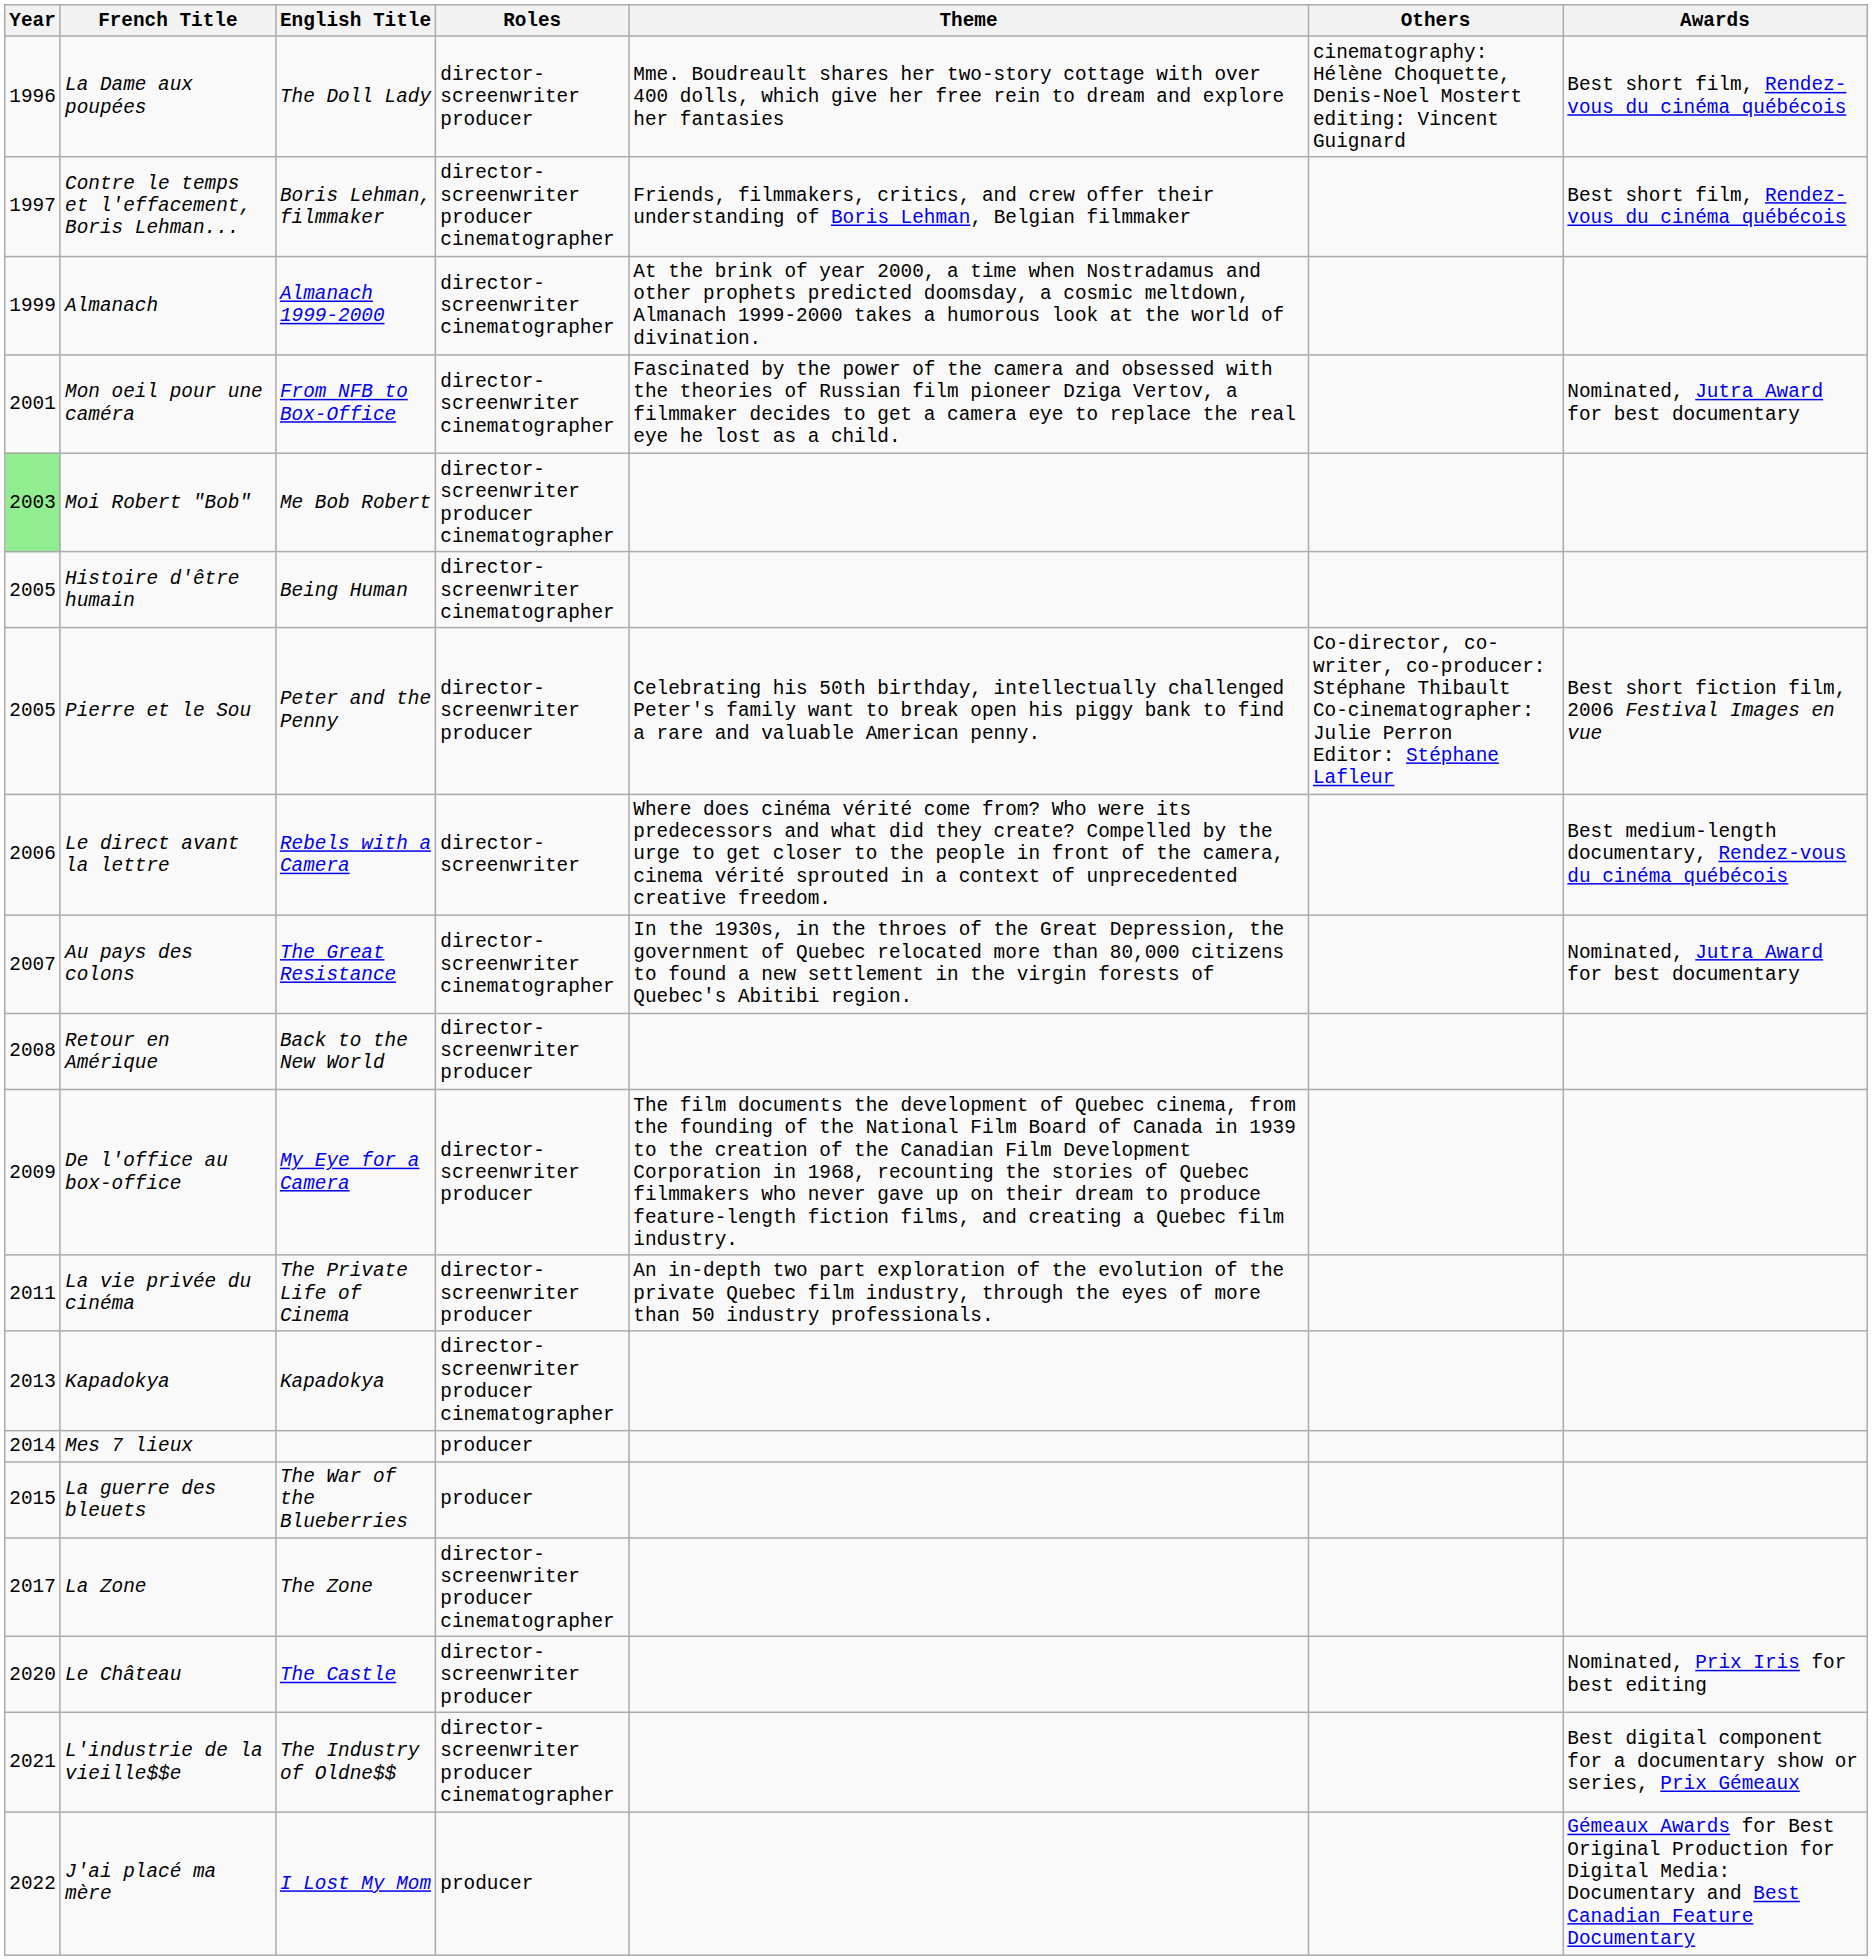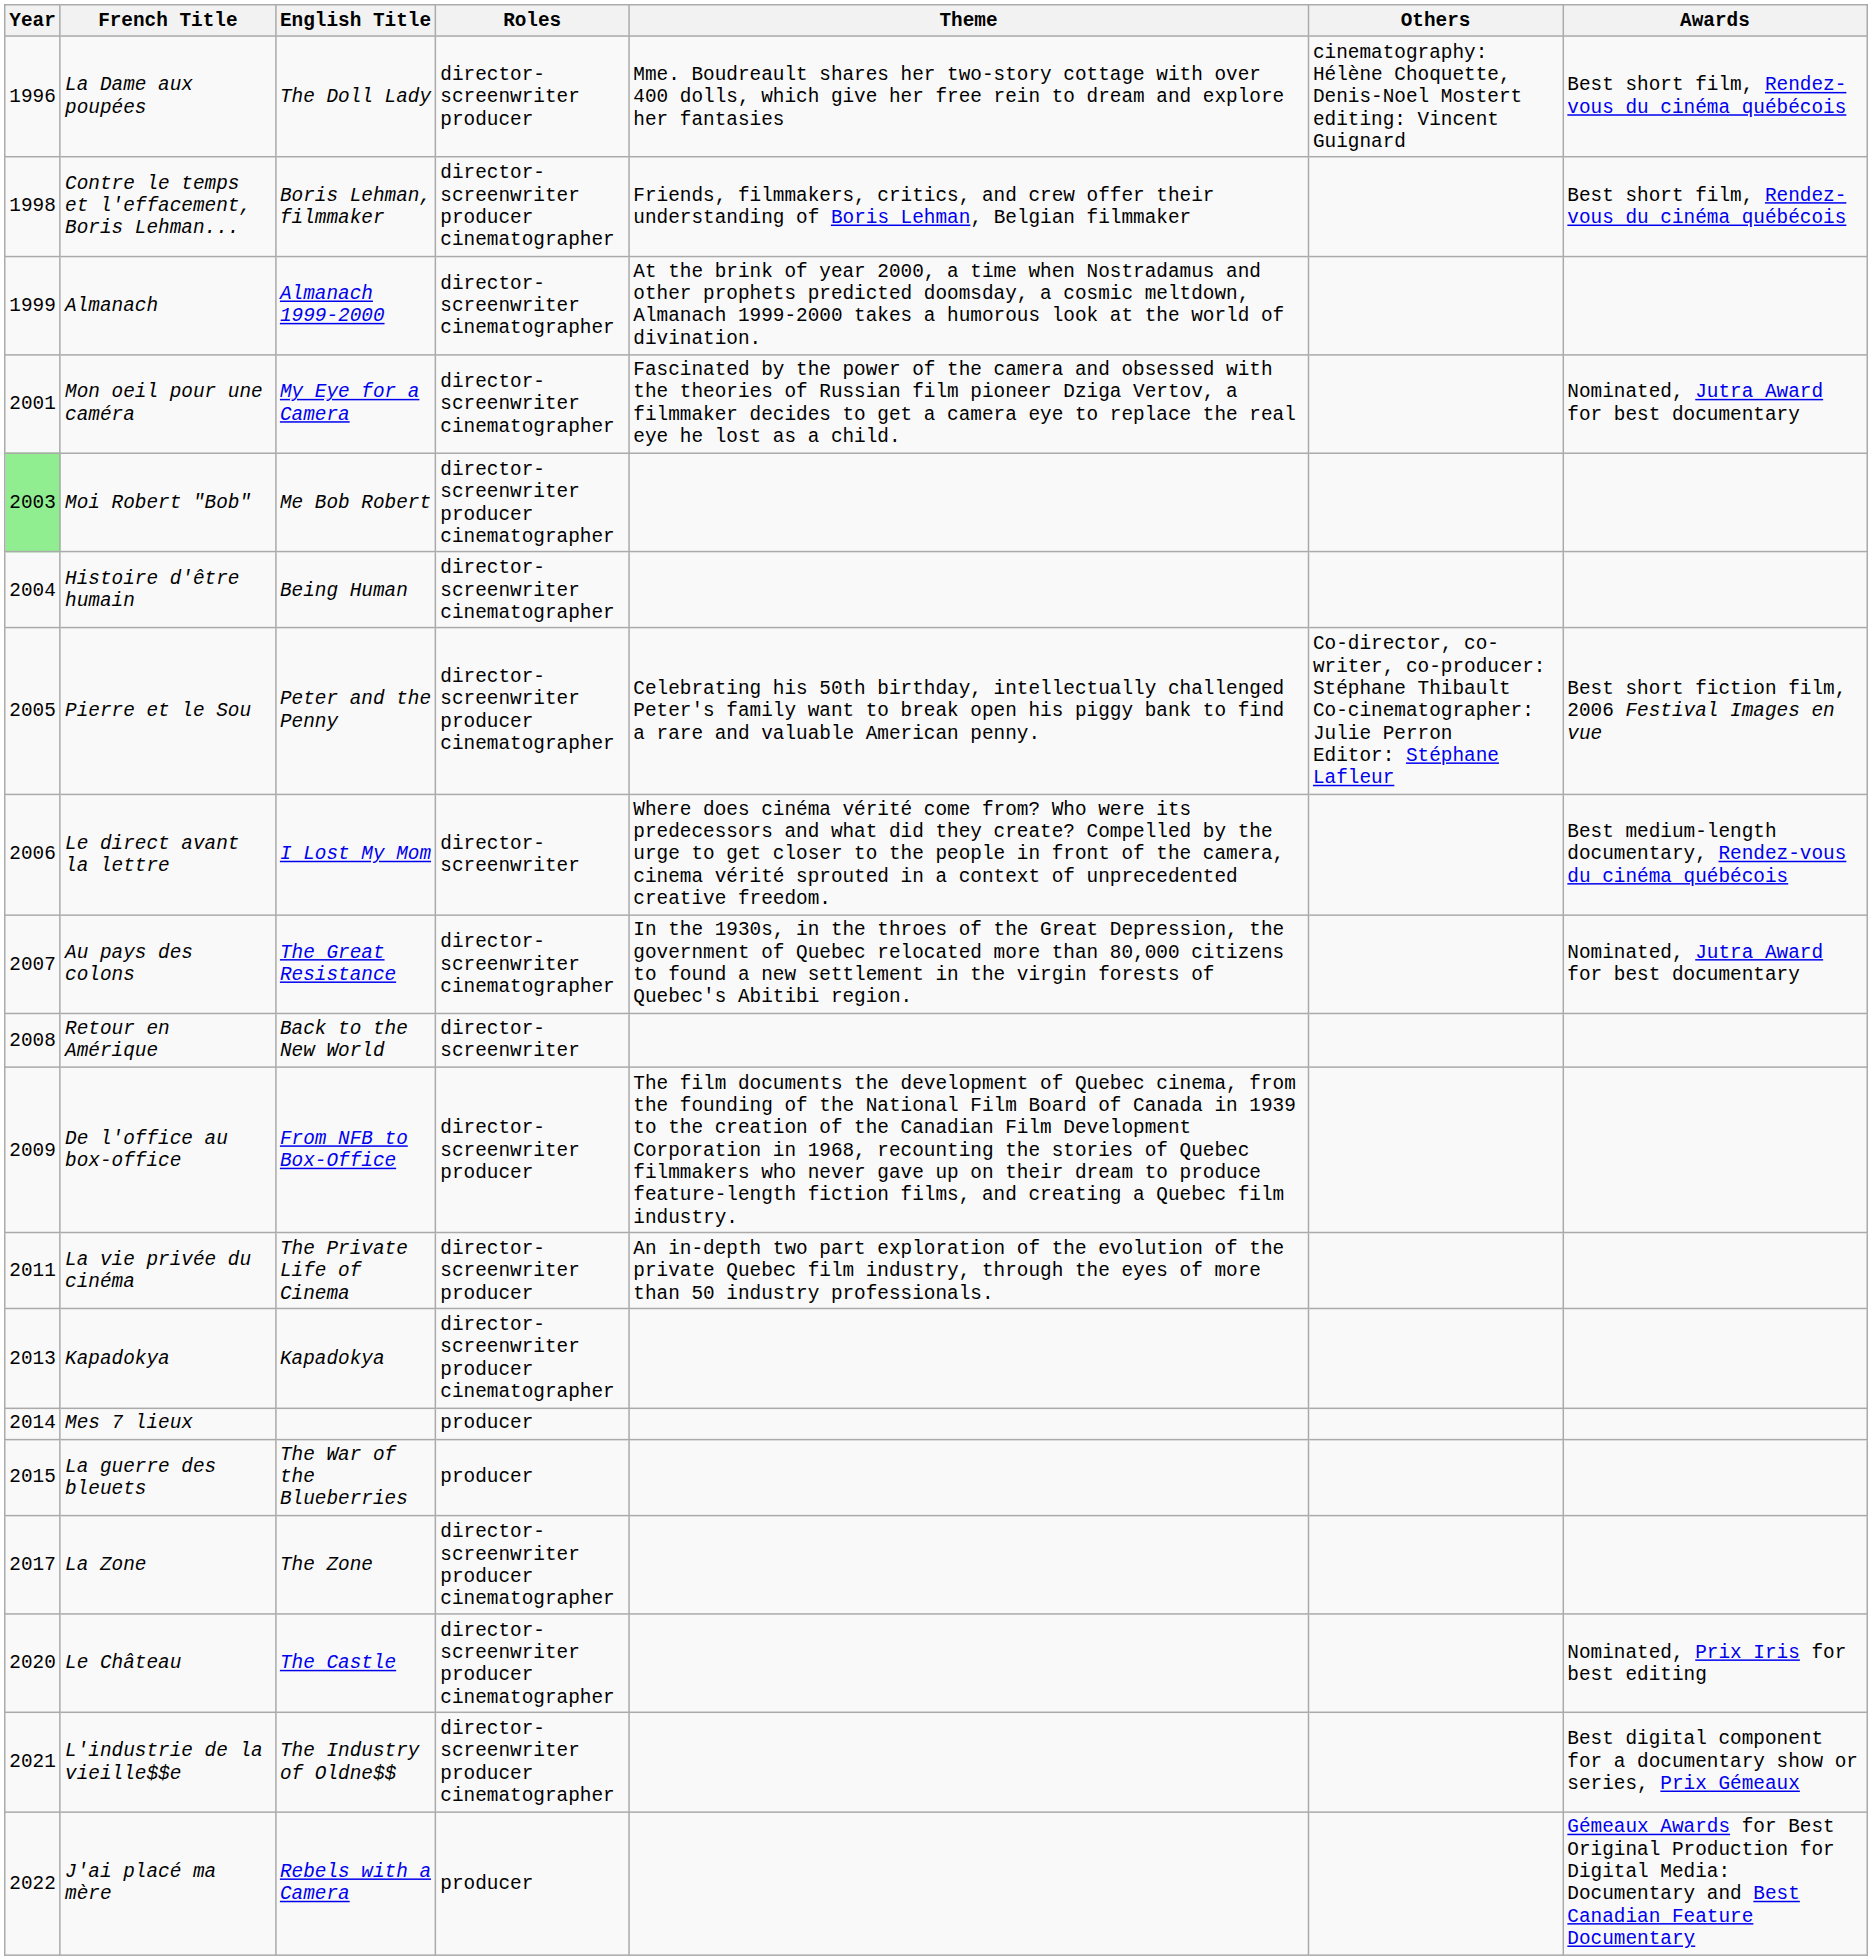(33, 207) 1997 -> (33, 207) 1998
(344, 404) From NFB to Box-Office -> (350, 404) My Eye for a Camera
(33, 590) 2005 -> (33, 590) 2004
(510, 711) director-screenwriter producer -> (528, 711) director-screenwriter producer cinematographer
(355, 854) Rebels with a Camera -> (355, 854) I Lost My Mom
(510, 1051) director-screenwriter producer -> (510, 1040) director-screenwriter
(350, 1172) My Eye for a Camera -> (344, 1150) From NFB to Box-Office
(510, 1675) director-screenwriter producer -> (528, 1664) director-screenwriter producer cinematographer
(355, 1883) I Lost My Mom -> (355, 1883) Rebels with a Camera
